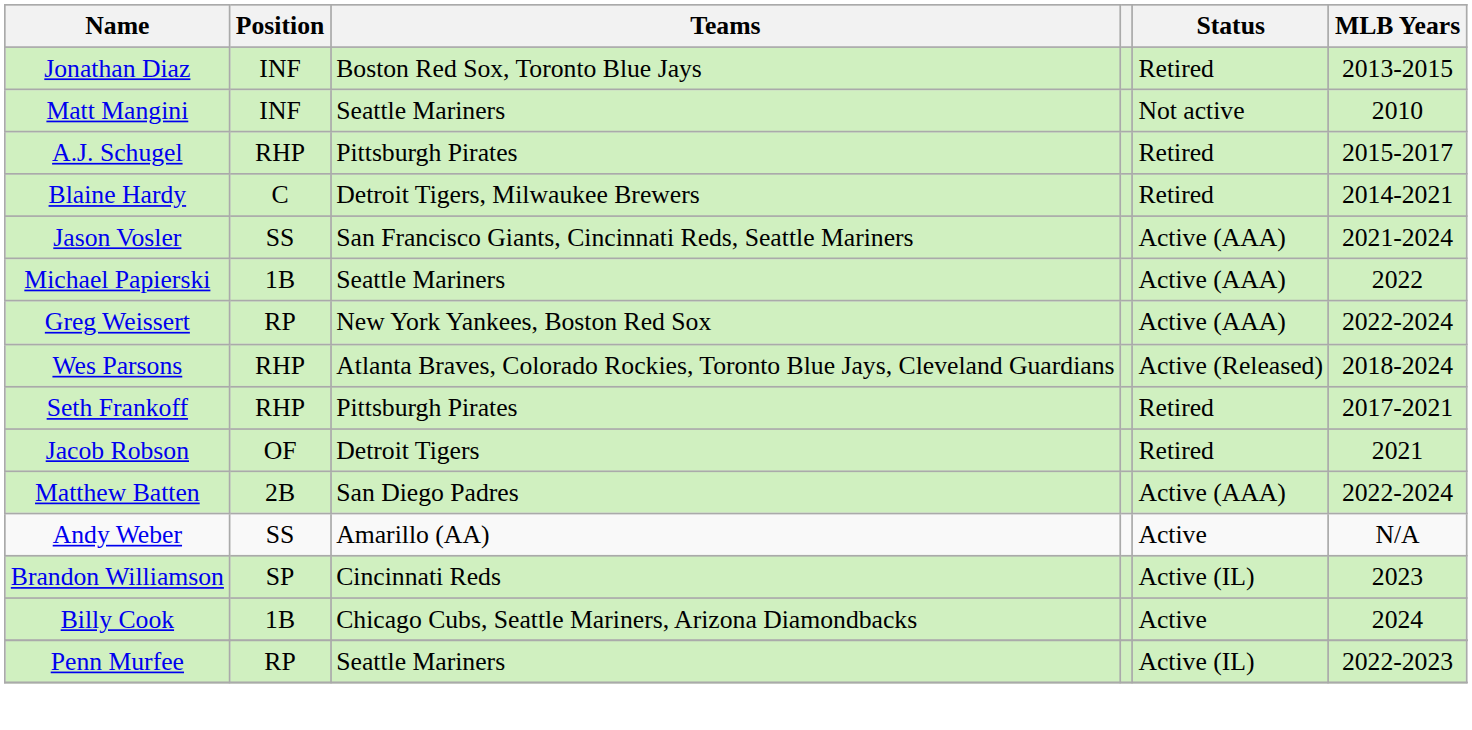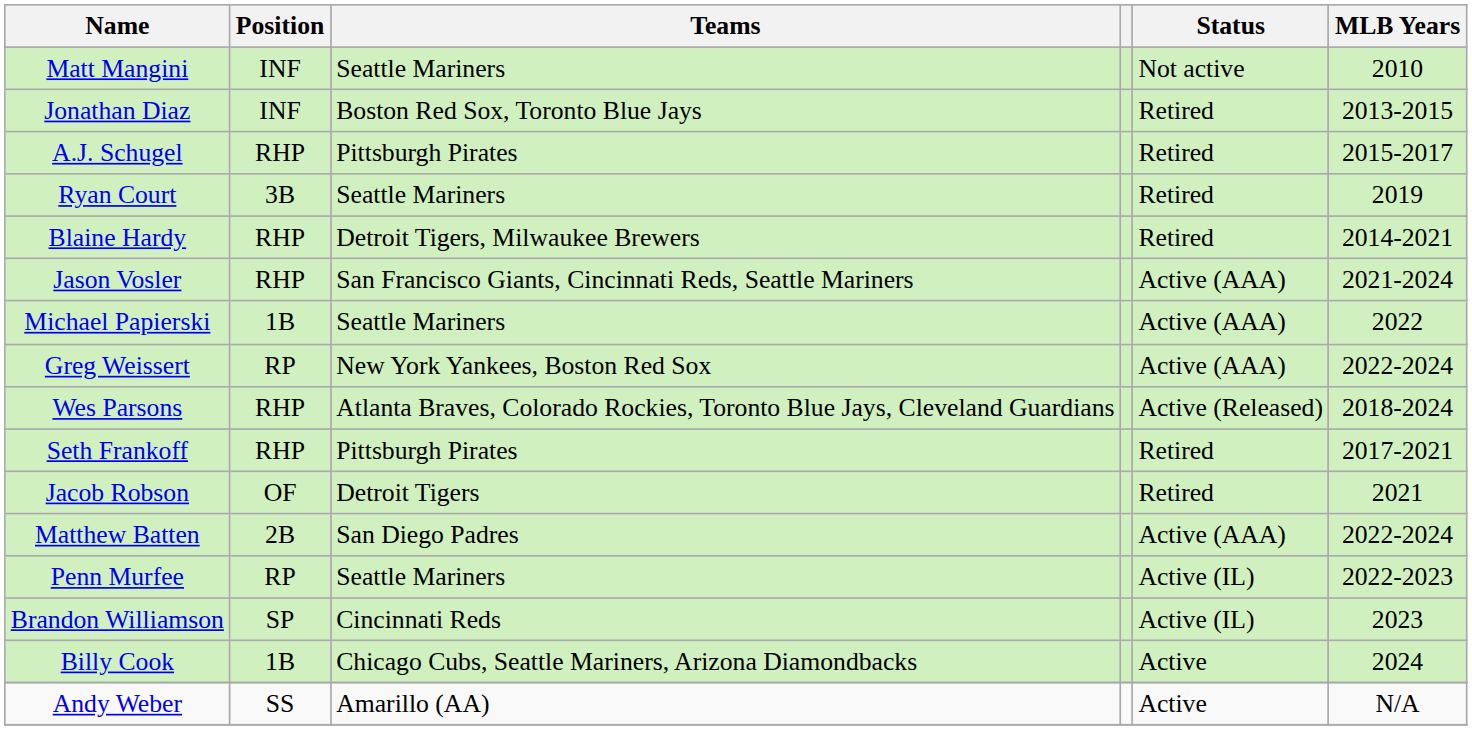rows swapped: (117, 68) <-> (117, 110)
+ row: (117, 195)
(280, 195) C -> (280, 237) RHP
(280, 237) SS -> (280, 279) RHP
rows swapped: (117, 661) <-> (117, 534)
